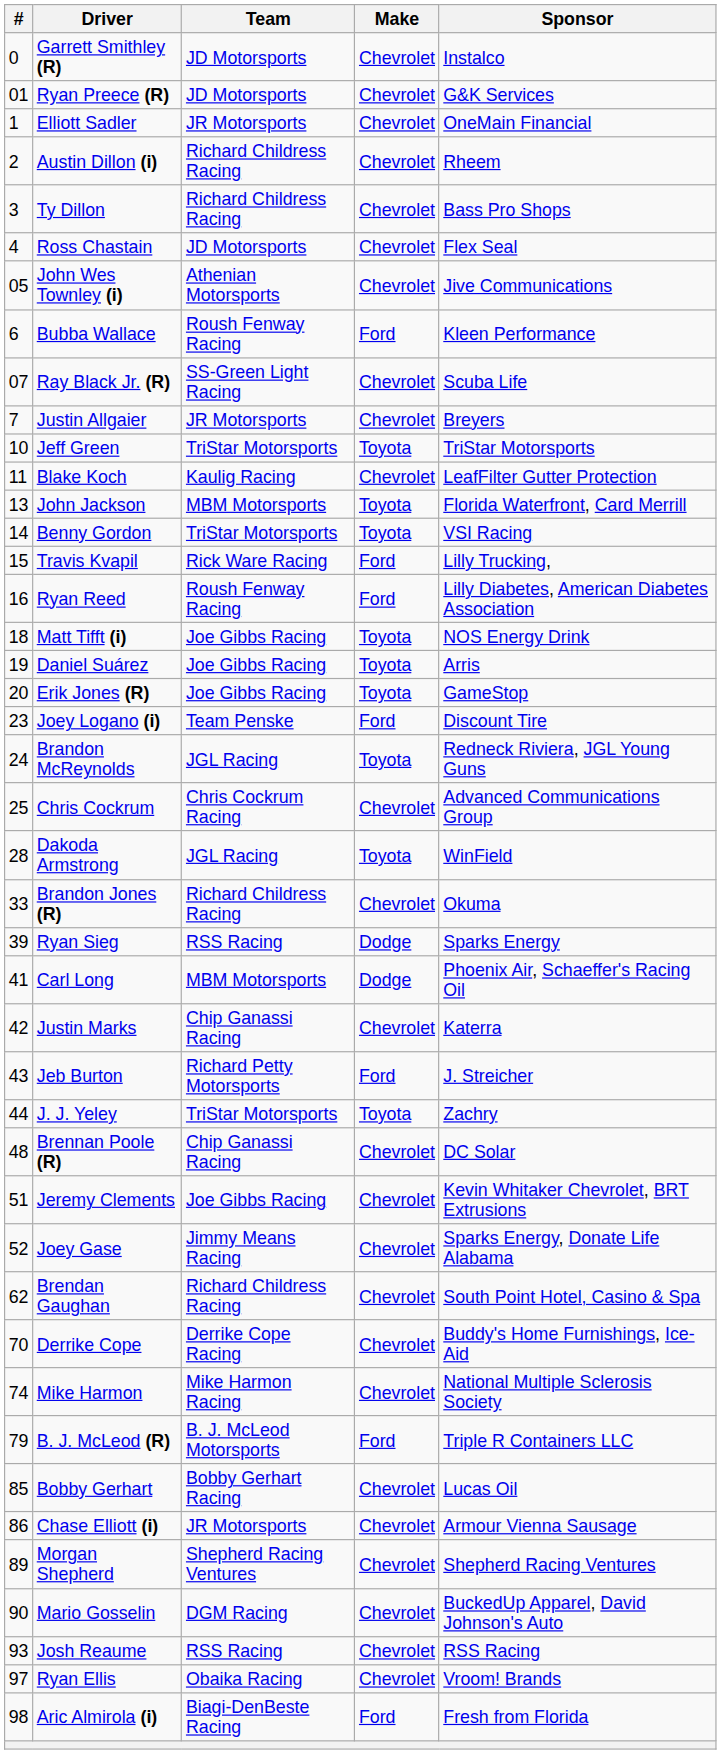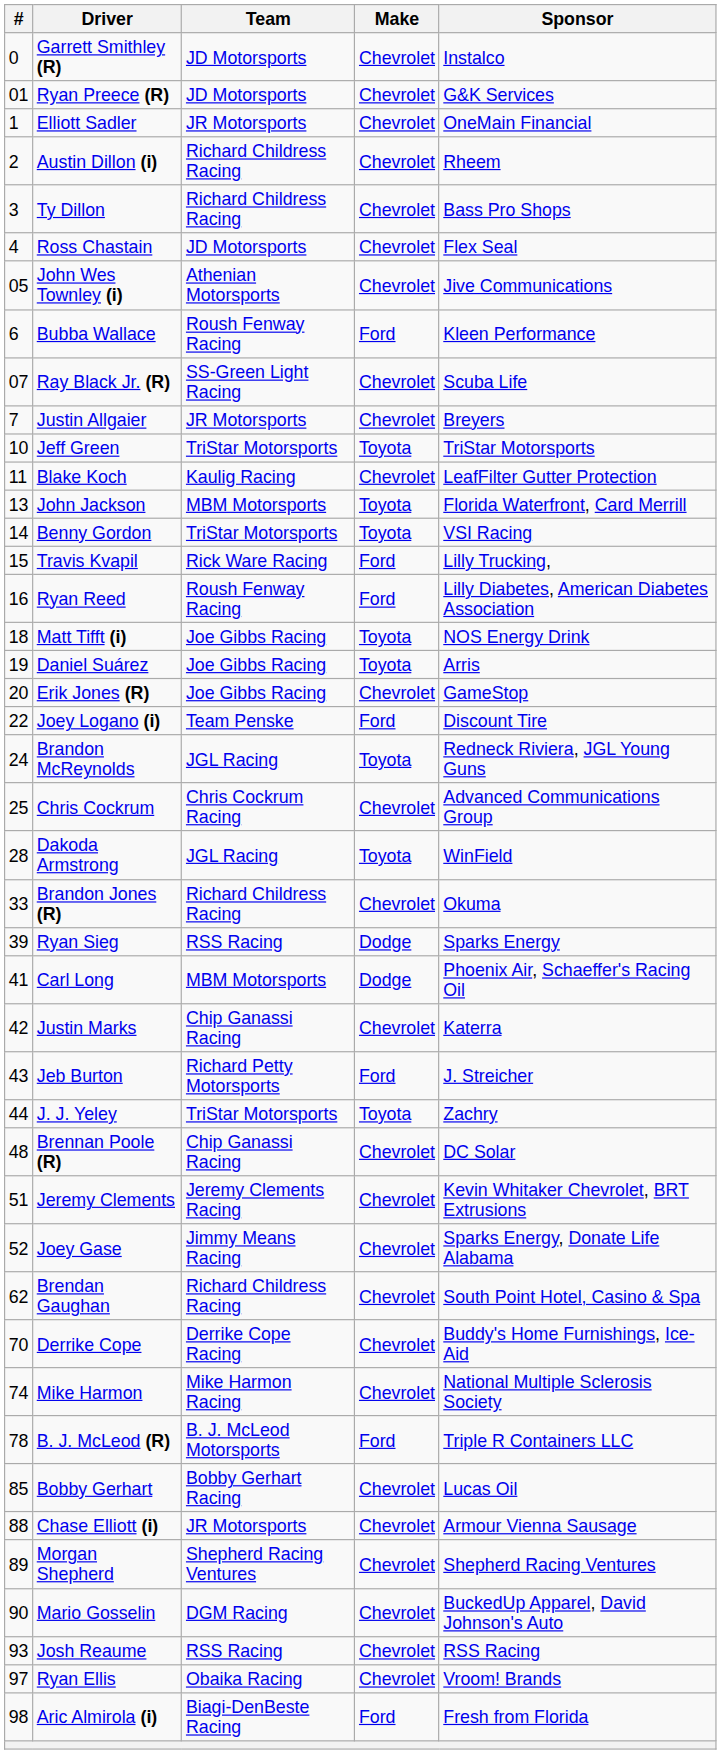(385, 693) Toyota -> (397, 693) Chevrolet
(19, 721) 23 -> (19, 721) 22
(256, 1200) Joe Gibbs Racing -> (255, 1200) Jeremy Clements Racing
(19, 1440) 79 -> (19, 1440) 78
(19, 1526) 86 -> (19, 1526) 88
